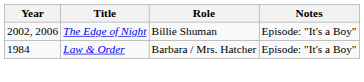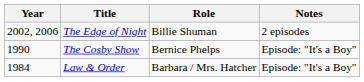(309, 31) Episode: "It's a Boy" -> (285, 31) 2 episodes
+ row: (101, 49)
